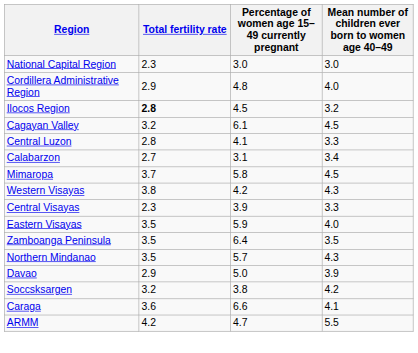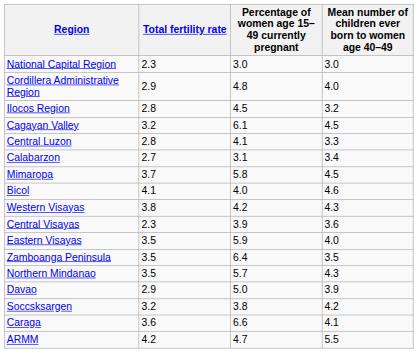(149, 109) bold -> (149, 109) normal
+ row: (18, 191)
(332, 207) 3.3 -> (332, 224) 3.6
